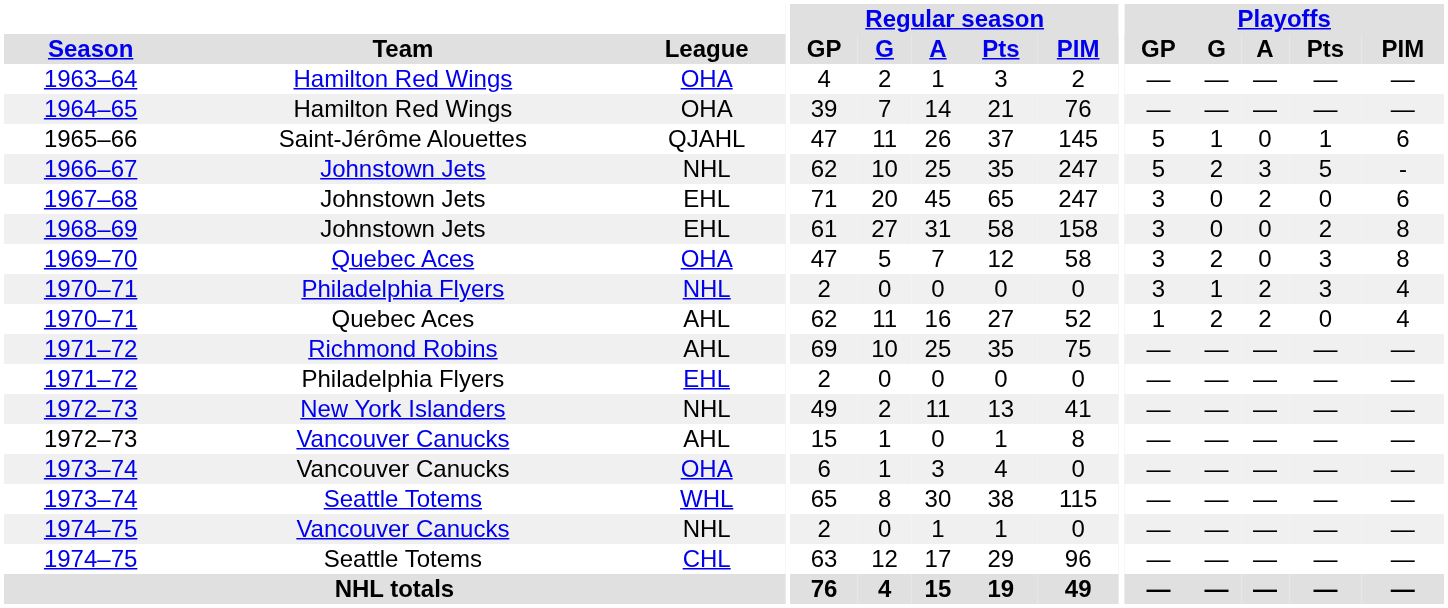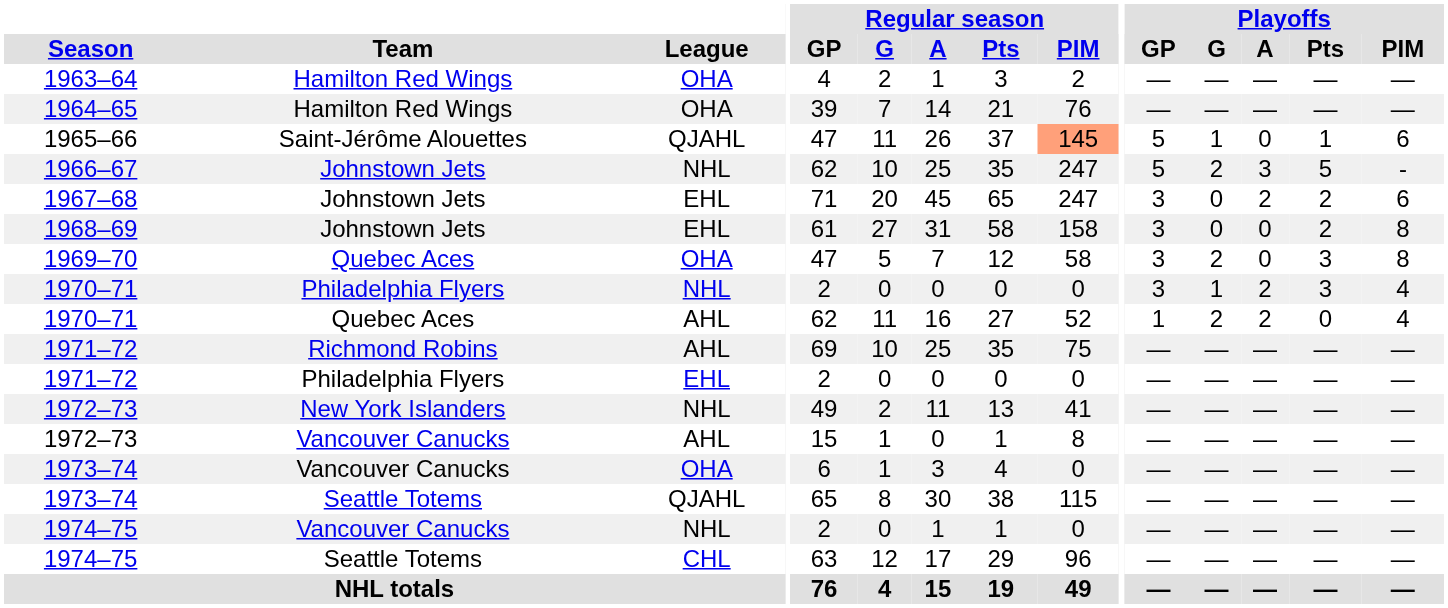(1078, 138) no background -> (1078, 138) lightsalmon background
(1326, 198) 0 -> (1326, 198) 2
(707, 498) WHL -> (707, 498) QJAHL
